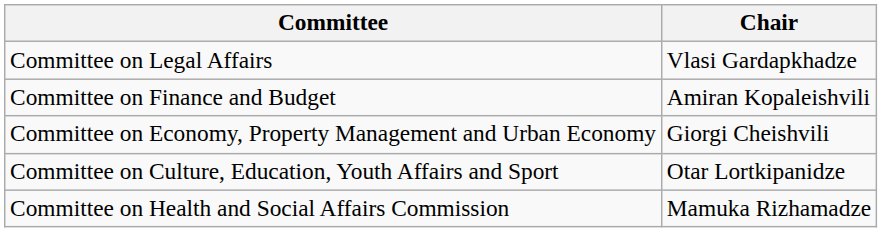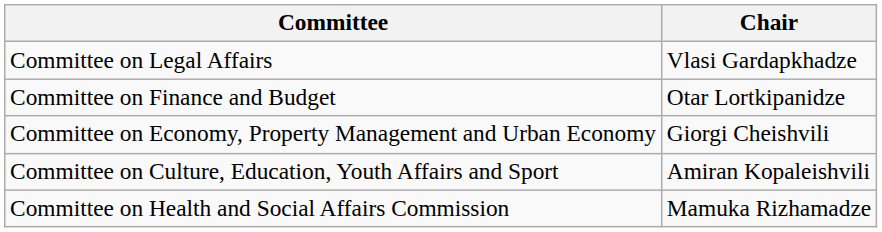(768, 97) Amiran Kopaleishvili -> (756, 97) Otar Lortkipanidze
(756, 171) Otar Lortkipanidze -> (768, 171) Amiran Kopaleishvili
